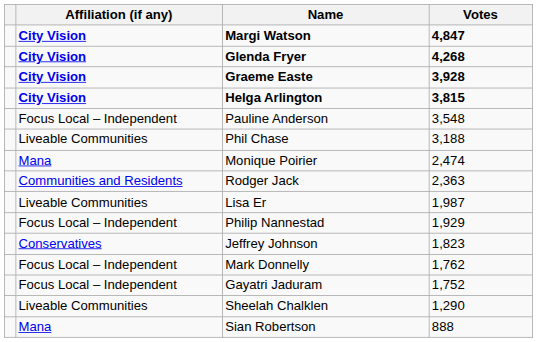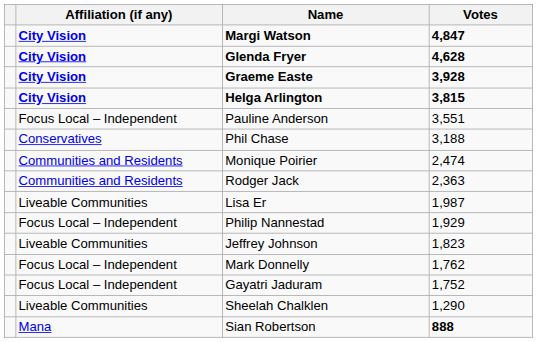(448, 56) 4,268 -> (448, 56) 4,628
(448, 118) 3,548 -> (448, 118) 3,551
(83, 139) Liveable Communities -> (60, 139) Conservatives
(35, 160) Mana -> (101, 160) Communities and Residents
(60, 243) Conservatives -> (83, 243) Liveable Communities
(443, 327) normal -> (443, 327) bold
